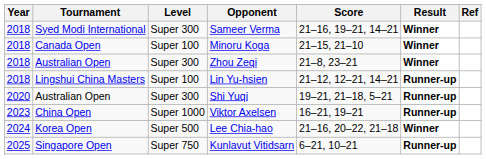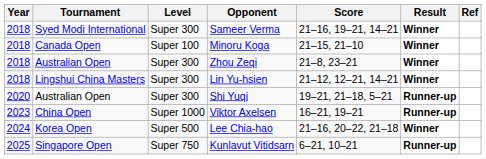(175, 79) Super 100 -> (175, 79) Super 300
(430, 79) Runner-up -> (421, 79) Winner
